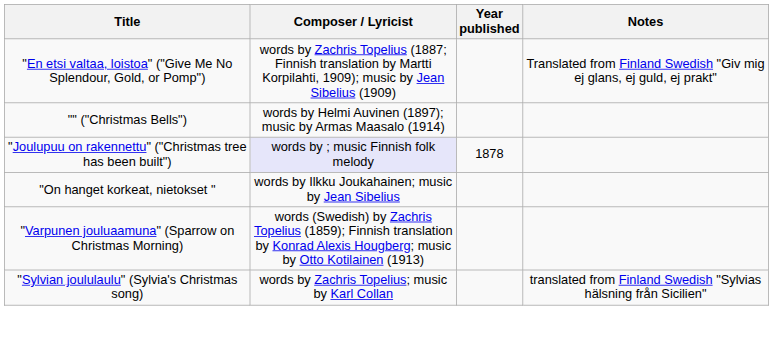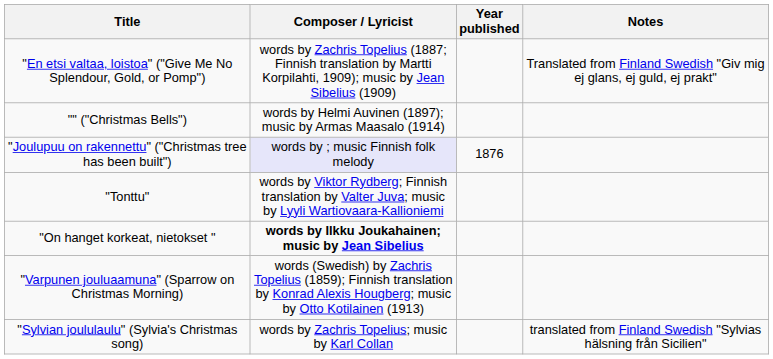(489, 154) 1878 -> (489, 154) 1876
+ row: (127, 196)
(353, 189) normal -> (353, 238) bold
